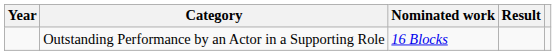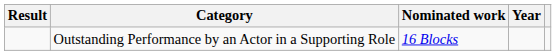columns swapped: (22, 15) <-> (521, 15)
